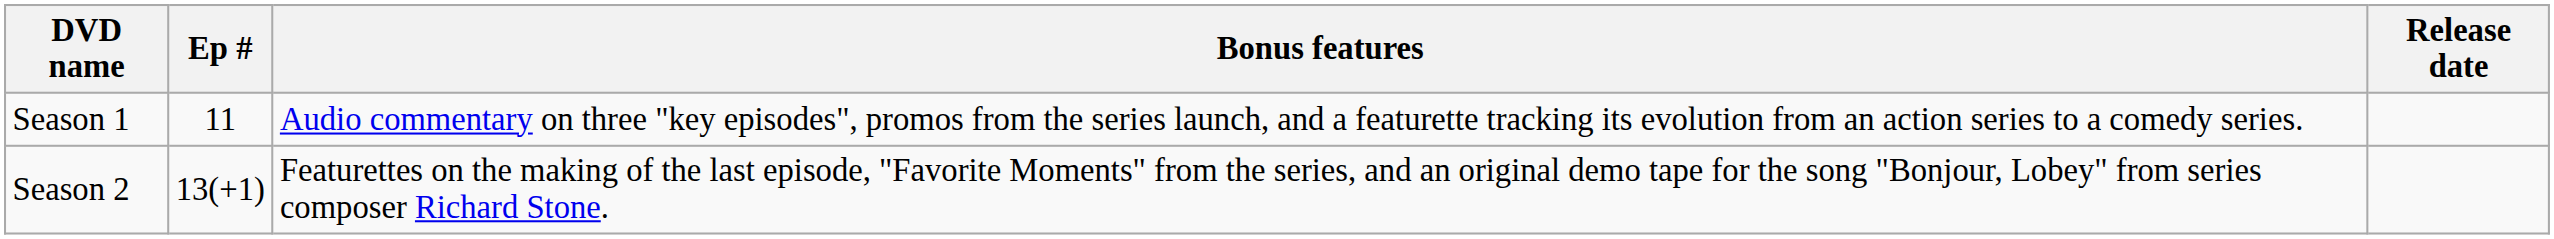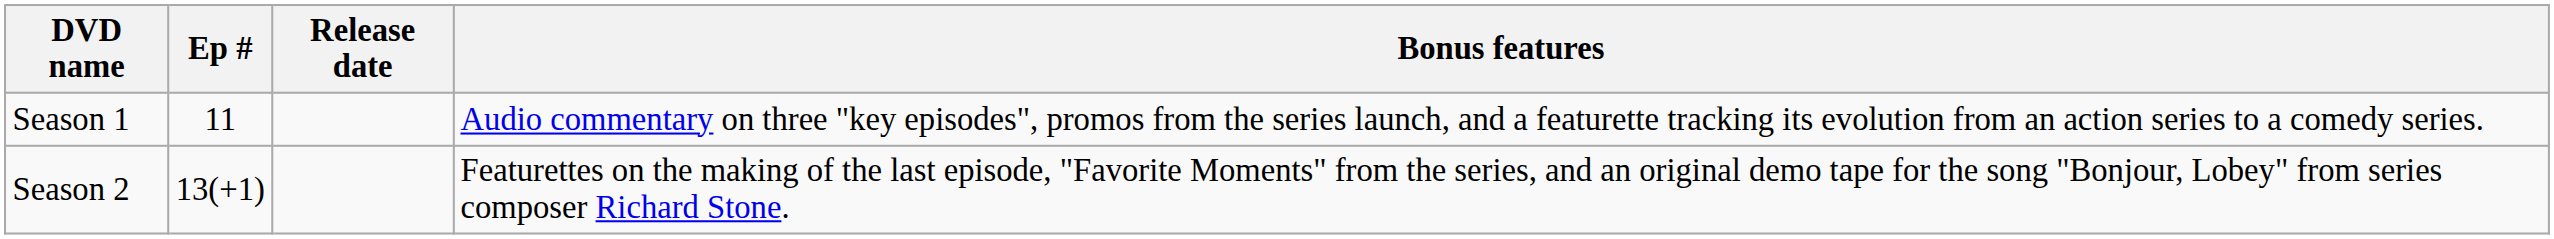columns swapped: (2459, 48) <-> (1320, 48)
